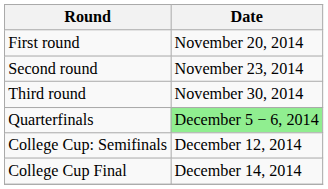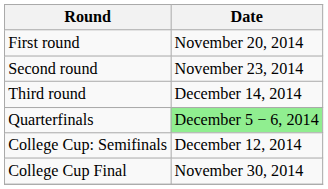(239, 94) November 30, 2014 -> (238, 94) December 14, 2014
(238, 171) December 14, 2014 -> (239, 171) November 30, 2014
